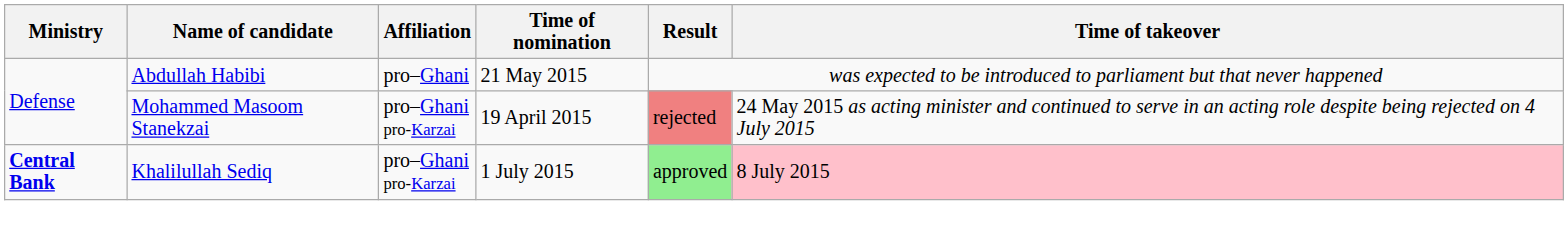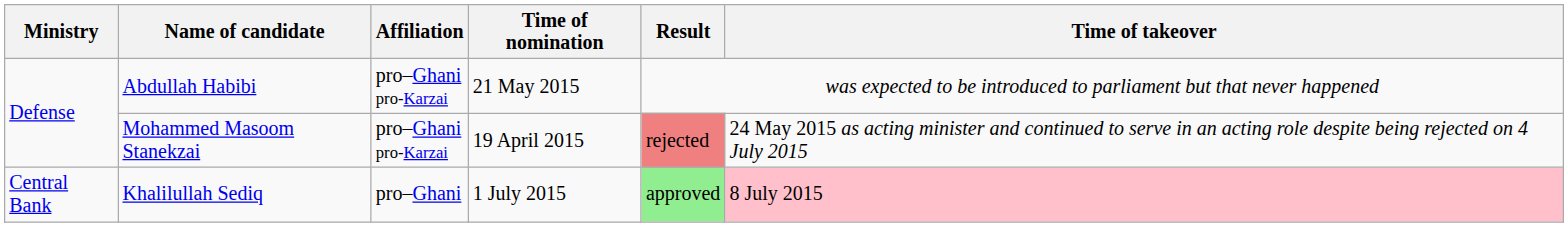(426, 74) pro–Ghani -> (419, 85) pro–Ghani pro-Karzai
(42, 171) bold -> (39, 194) normal
(426, 171) pro–Ghani pro-Karzai -> (419, 194) pro–Ghani
